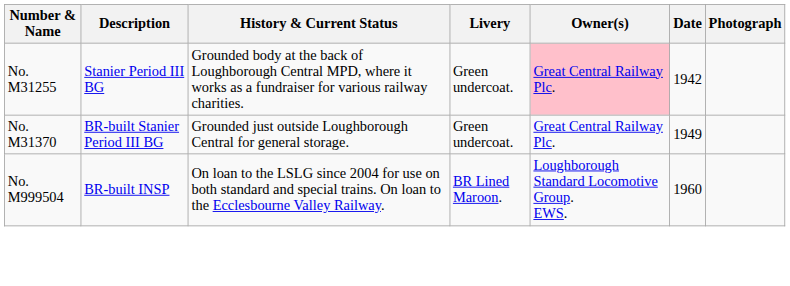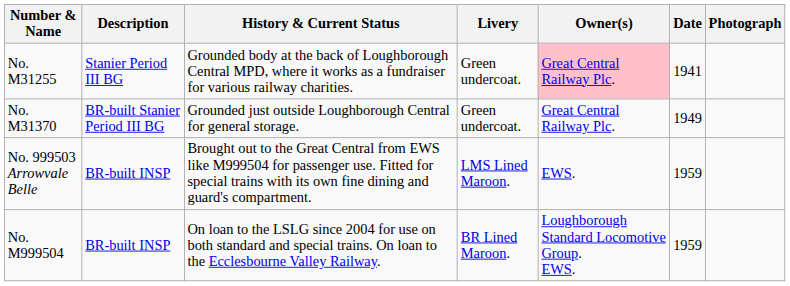(688, 79) 1942 -> (688, 71) 1941
+ row: (42, 173)
(688, 189) 1960 -> (688, 244) 1959
